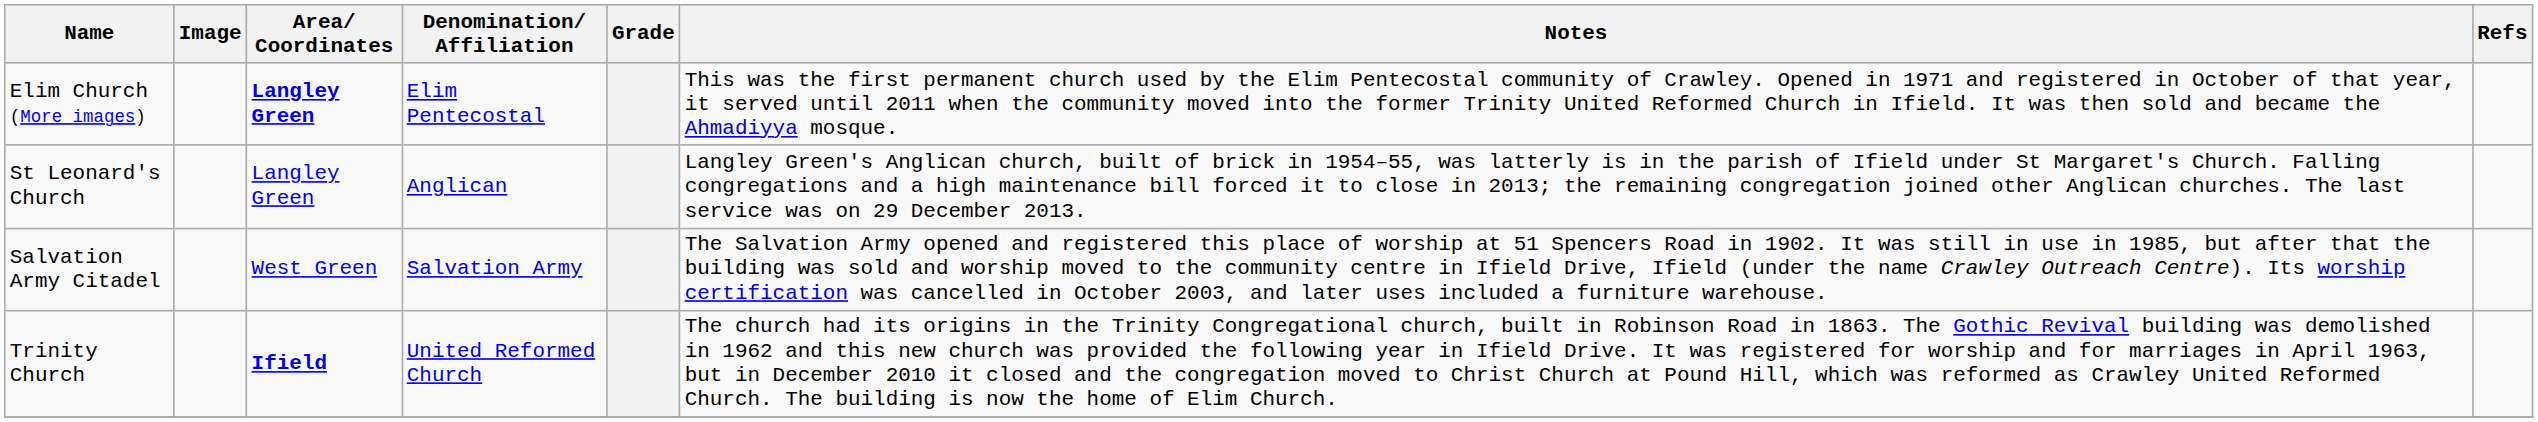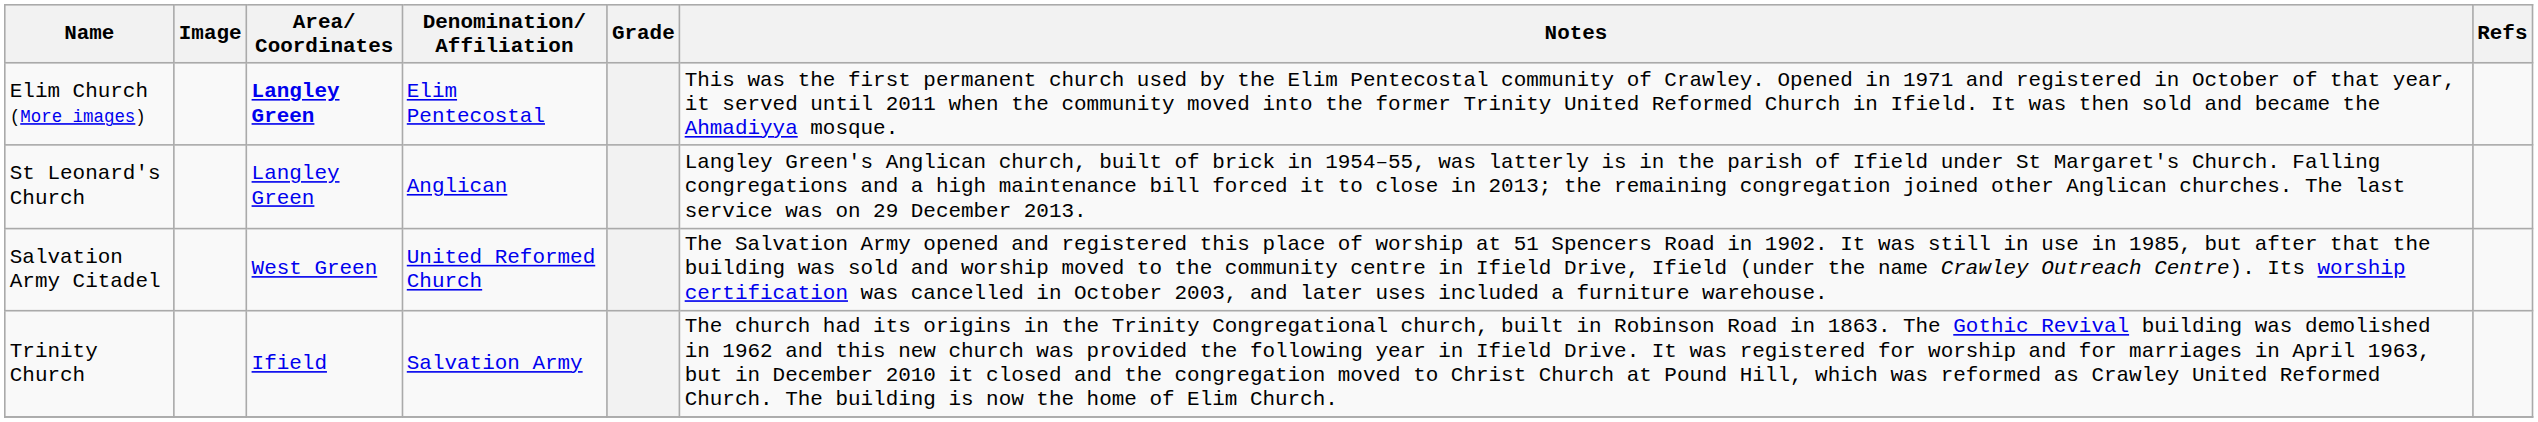(495, 269) Salvation Army -> (501, 269) United Reformed Church
(289, 364) bold -> (289, 364) normal
(501, 364) United Reformed Church -> (495, 364) Salvation Army
